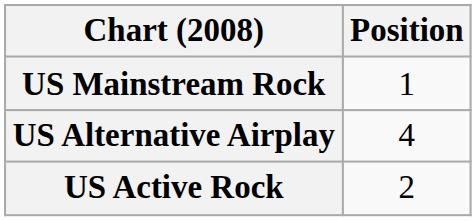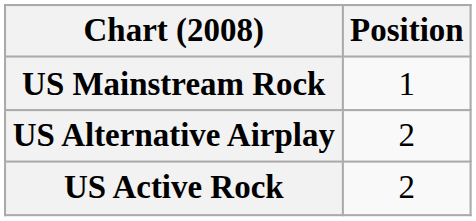(407, 135) 4 -> (407, 135) 2
